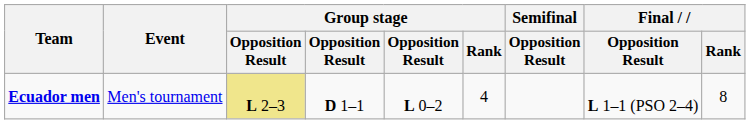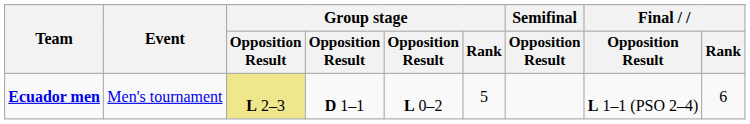(484, 96) 4 -> (484, 96) 5
(723, 96) 8 -> (723, 96) 6
